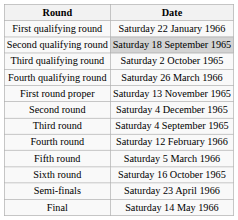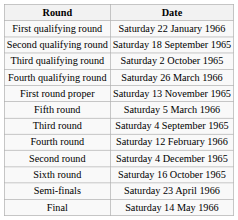(172, 45) lightgrey background -> (172, 45) no background
rows swapped: (57, 110) <-> (57, 158)
